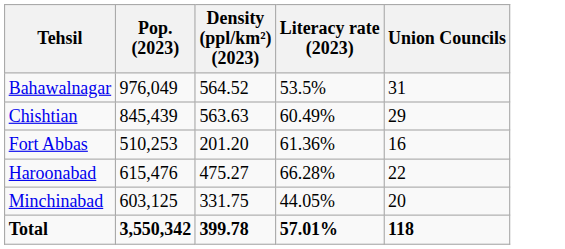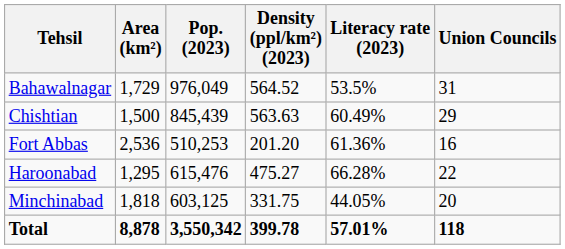+ column: (141, 38)
